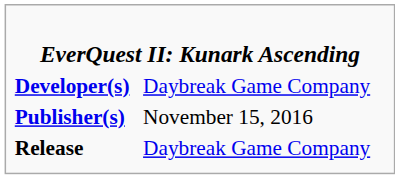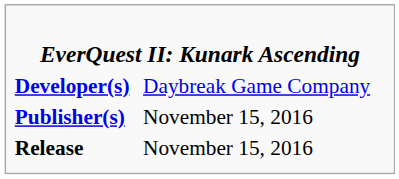(257, 147) Daybreak Game Company -> (228, 147) November 15, 2016
